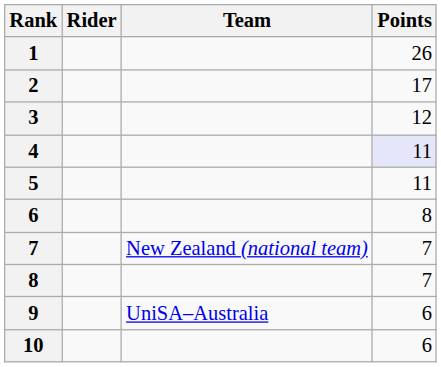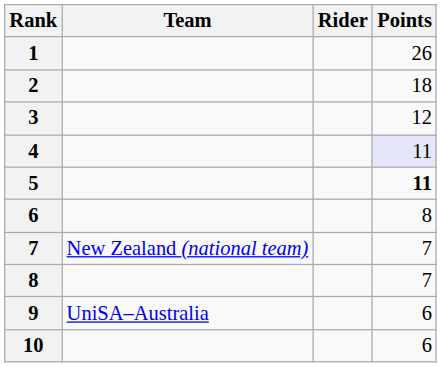columns swapped: (92, 20) <-> (247, 20)
(422, 85) 17 -> (422, 85) 18
(422, 183) normal -> (422, 183) bold
